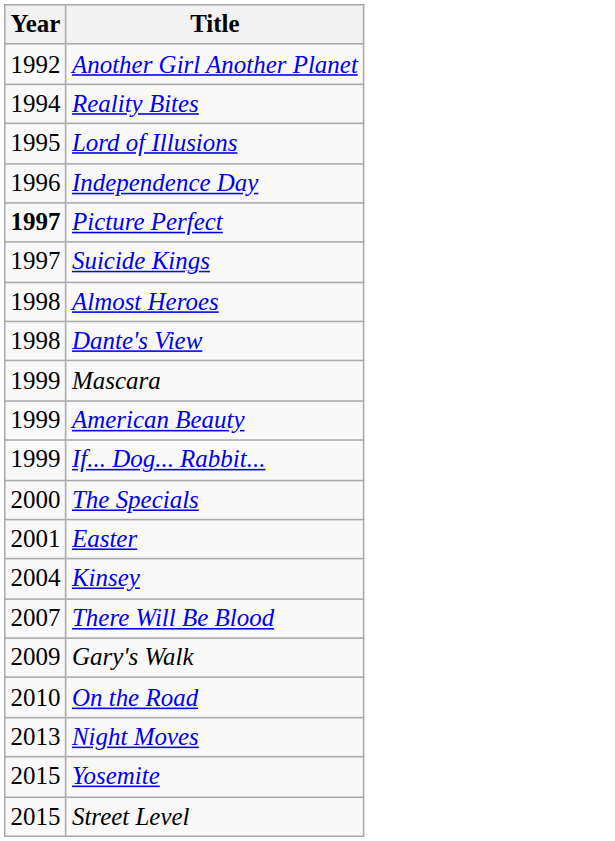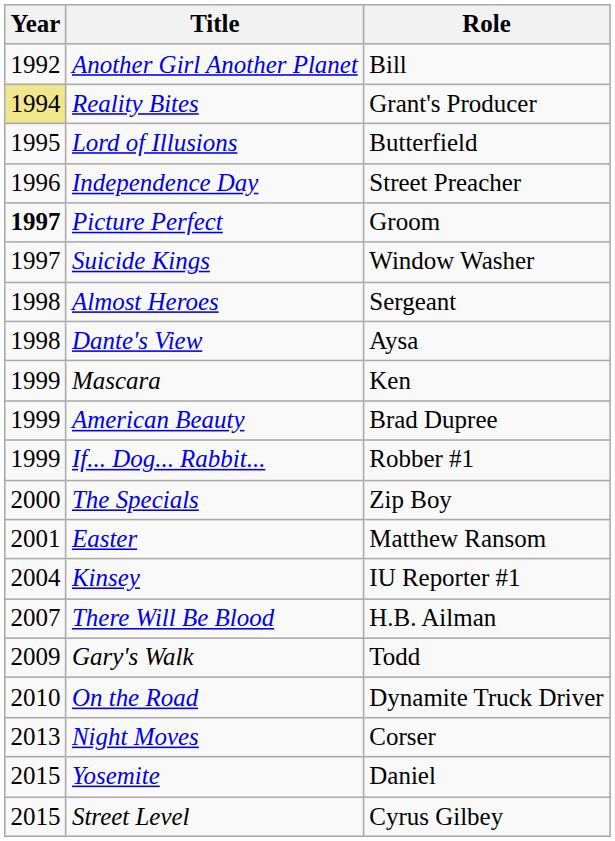+ column: (486, 24)
(35, 103) no background -> (35, 103) khaki background
